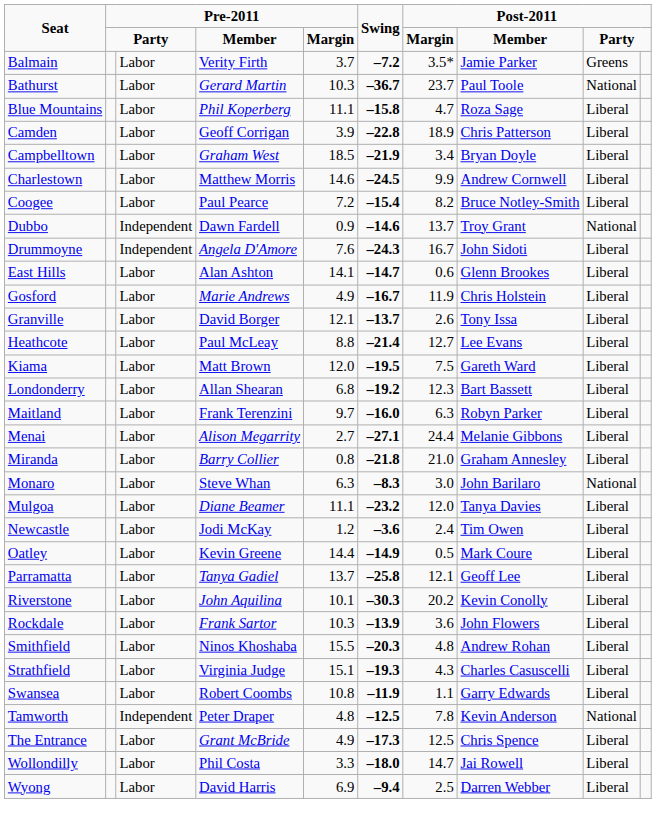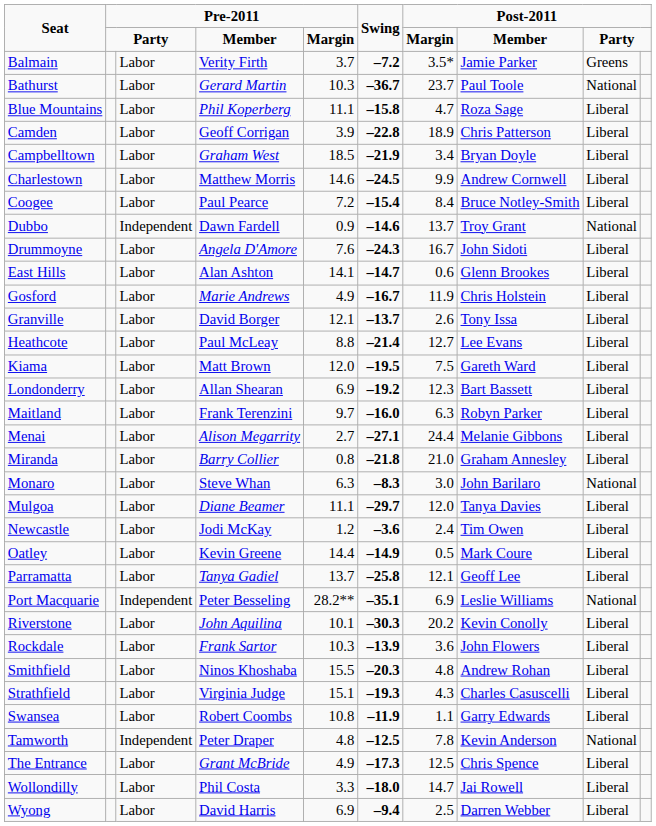(445, 202) 8.2 -> (445, 202) 8.4
(156, 249) Independent -> (137, 249) Labor
(345, 389) 6.8 -> (345, 389) 6.9
(383, 506) –23.2 -> (383, 506) –29.7
+ row: (53, 599)
